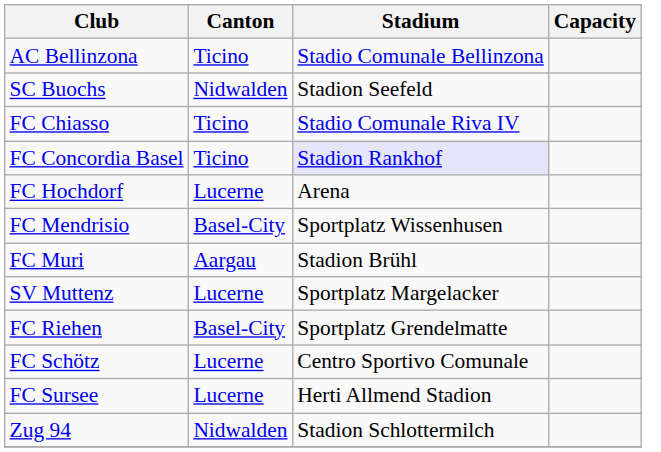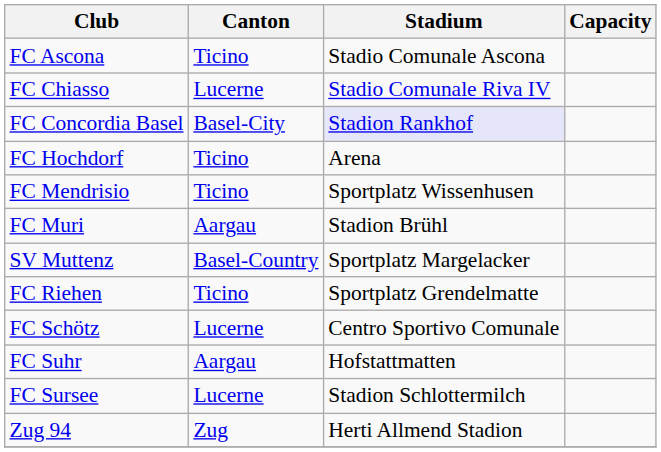+ row: (57, 55)
- row: (74, 55)
- row: (58, 89)
(221, 123) Ticino -> (228, 89) Lucerne
(221, 157) Ticino -> (239, 123) Basel-City
(228, 191) Lucerne -> (221, 157) Ticino
(239, 225) Basel-City -> (221, 191) Ticino
(228, 293) Lucerne -> (256, 259) Basel-Country
(239, 327) Basel-City -> (221, 293) Ticino
+ row: (46, 361)
(394, 395) Herti Allmend Stadion -> (427, 395) Stadion Schlottermilch
(240, 429) Nidwalden -> (211, 429) Zug
(396, 429) Stadion Schlottermilch -> (425, 429) Herti Allmend Stadion
